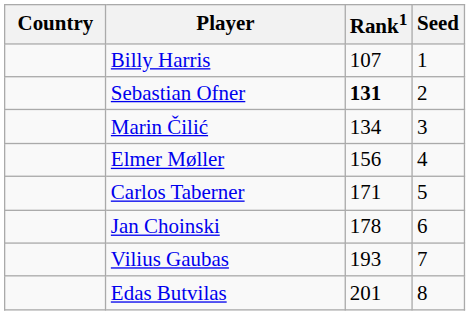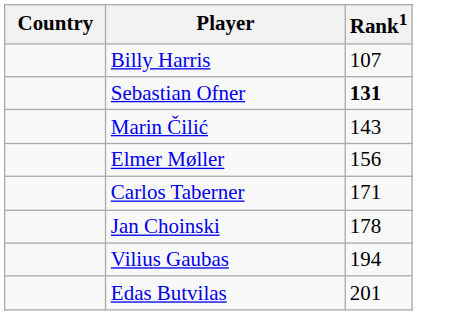- column: (438, 23)
(365, 126) 134 -> (365, 126) 143
(365, 259) 193 -> (365, 259) 194
